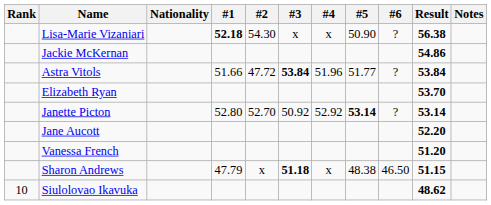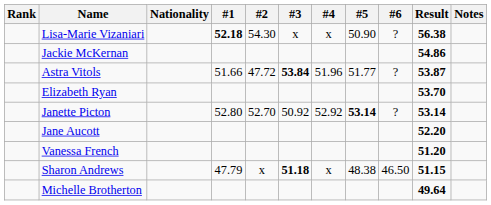(432, 72) 53.84 -> (432, 72) 53.87
+ row: (92, 190)
- row: (90, 190)
